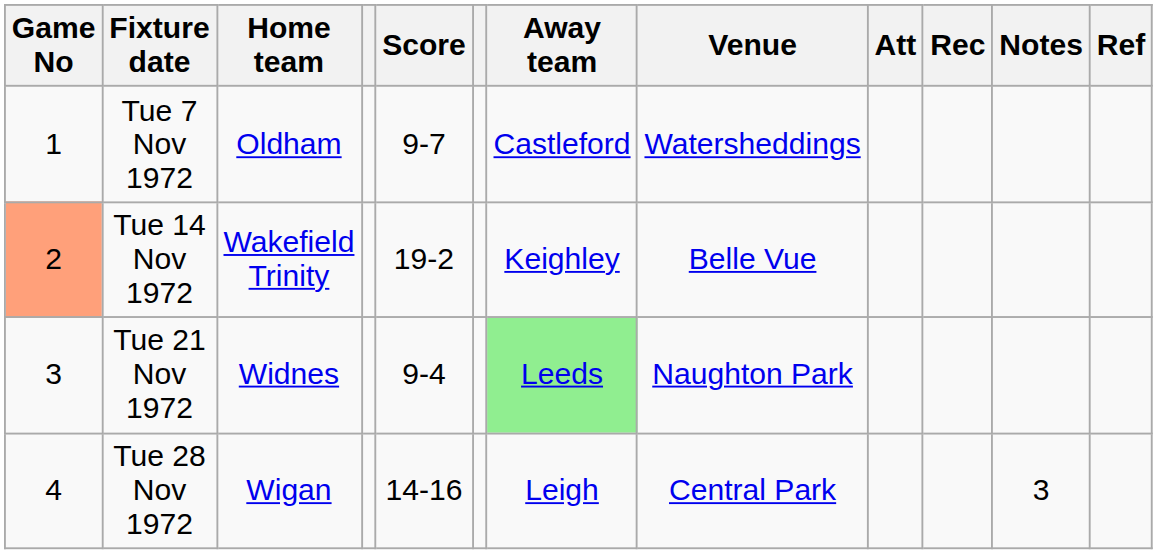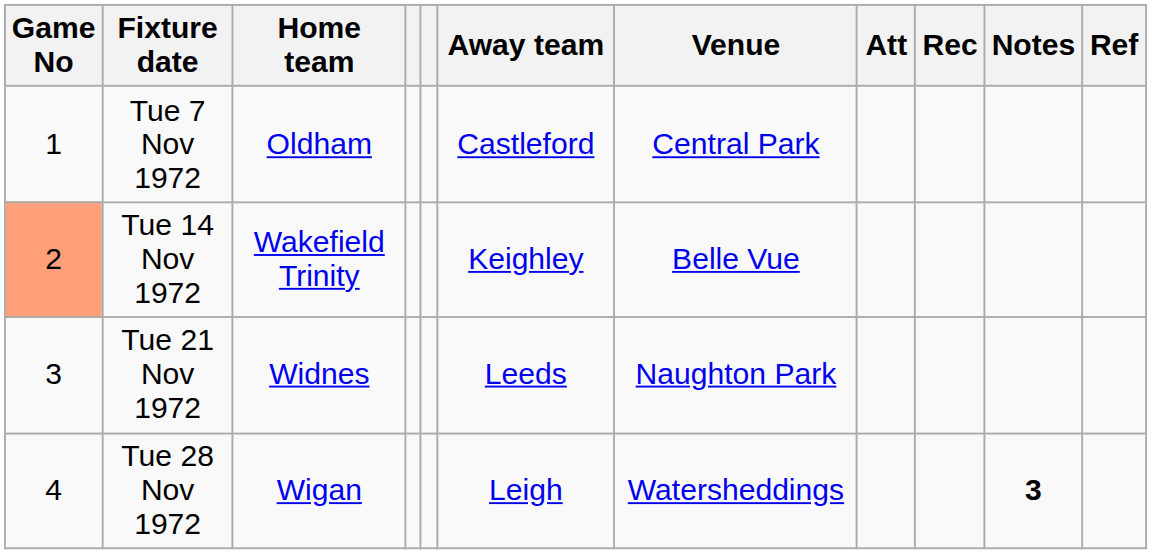- column: (424, 45)
(753, 143) Watersheddings -> (736, 143) Central Park
(562, 374) lightgreen background -> (526, 374) no background
(753, 489) Central Park -> (736, 489) Watersheddings
(1041, 489) normal -> (1033, 489) bold
